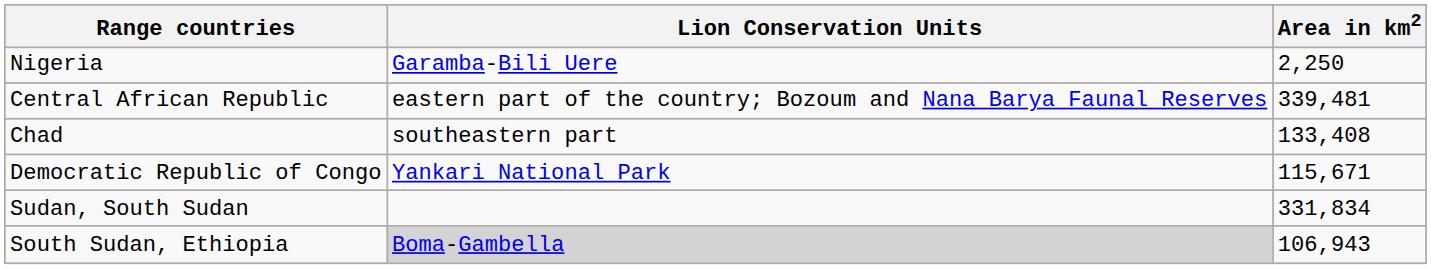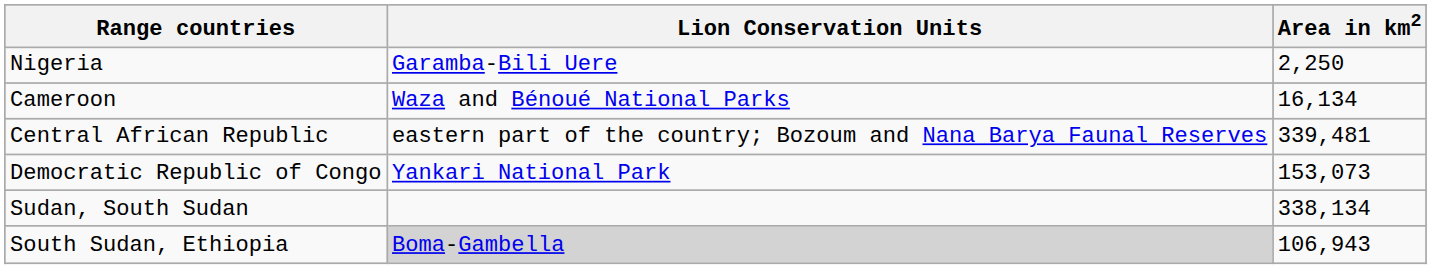+ row: (63, 101)
- row: (37, 137)
(1324, 173) 115,671 -> (1324, 173) 153,073
(1324, 209) 331,834 -> (1324, 209) 338,134
